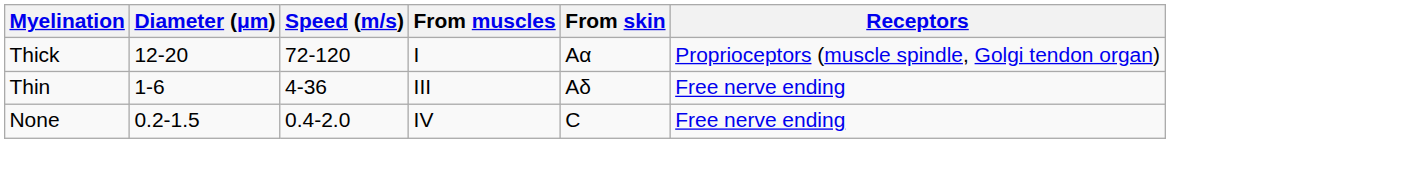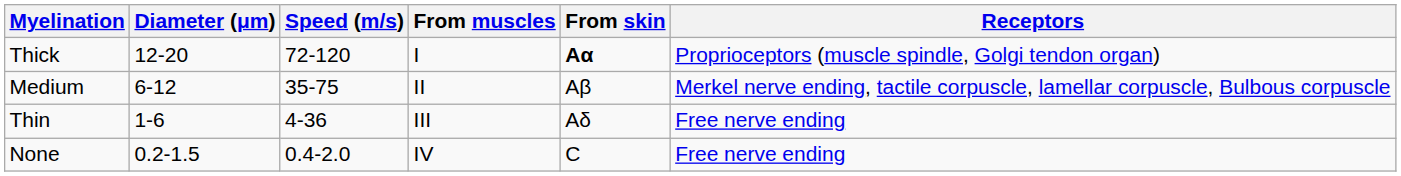(578, 54) normal -> (579, 54) bold
+ row: (47, 87)
